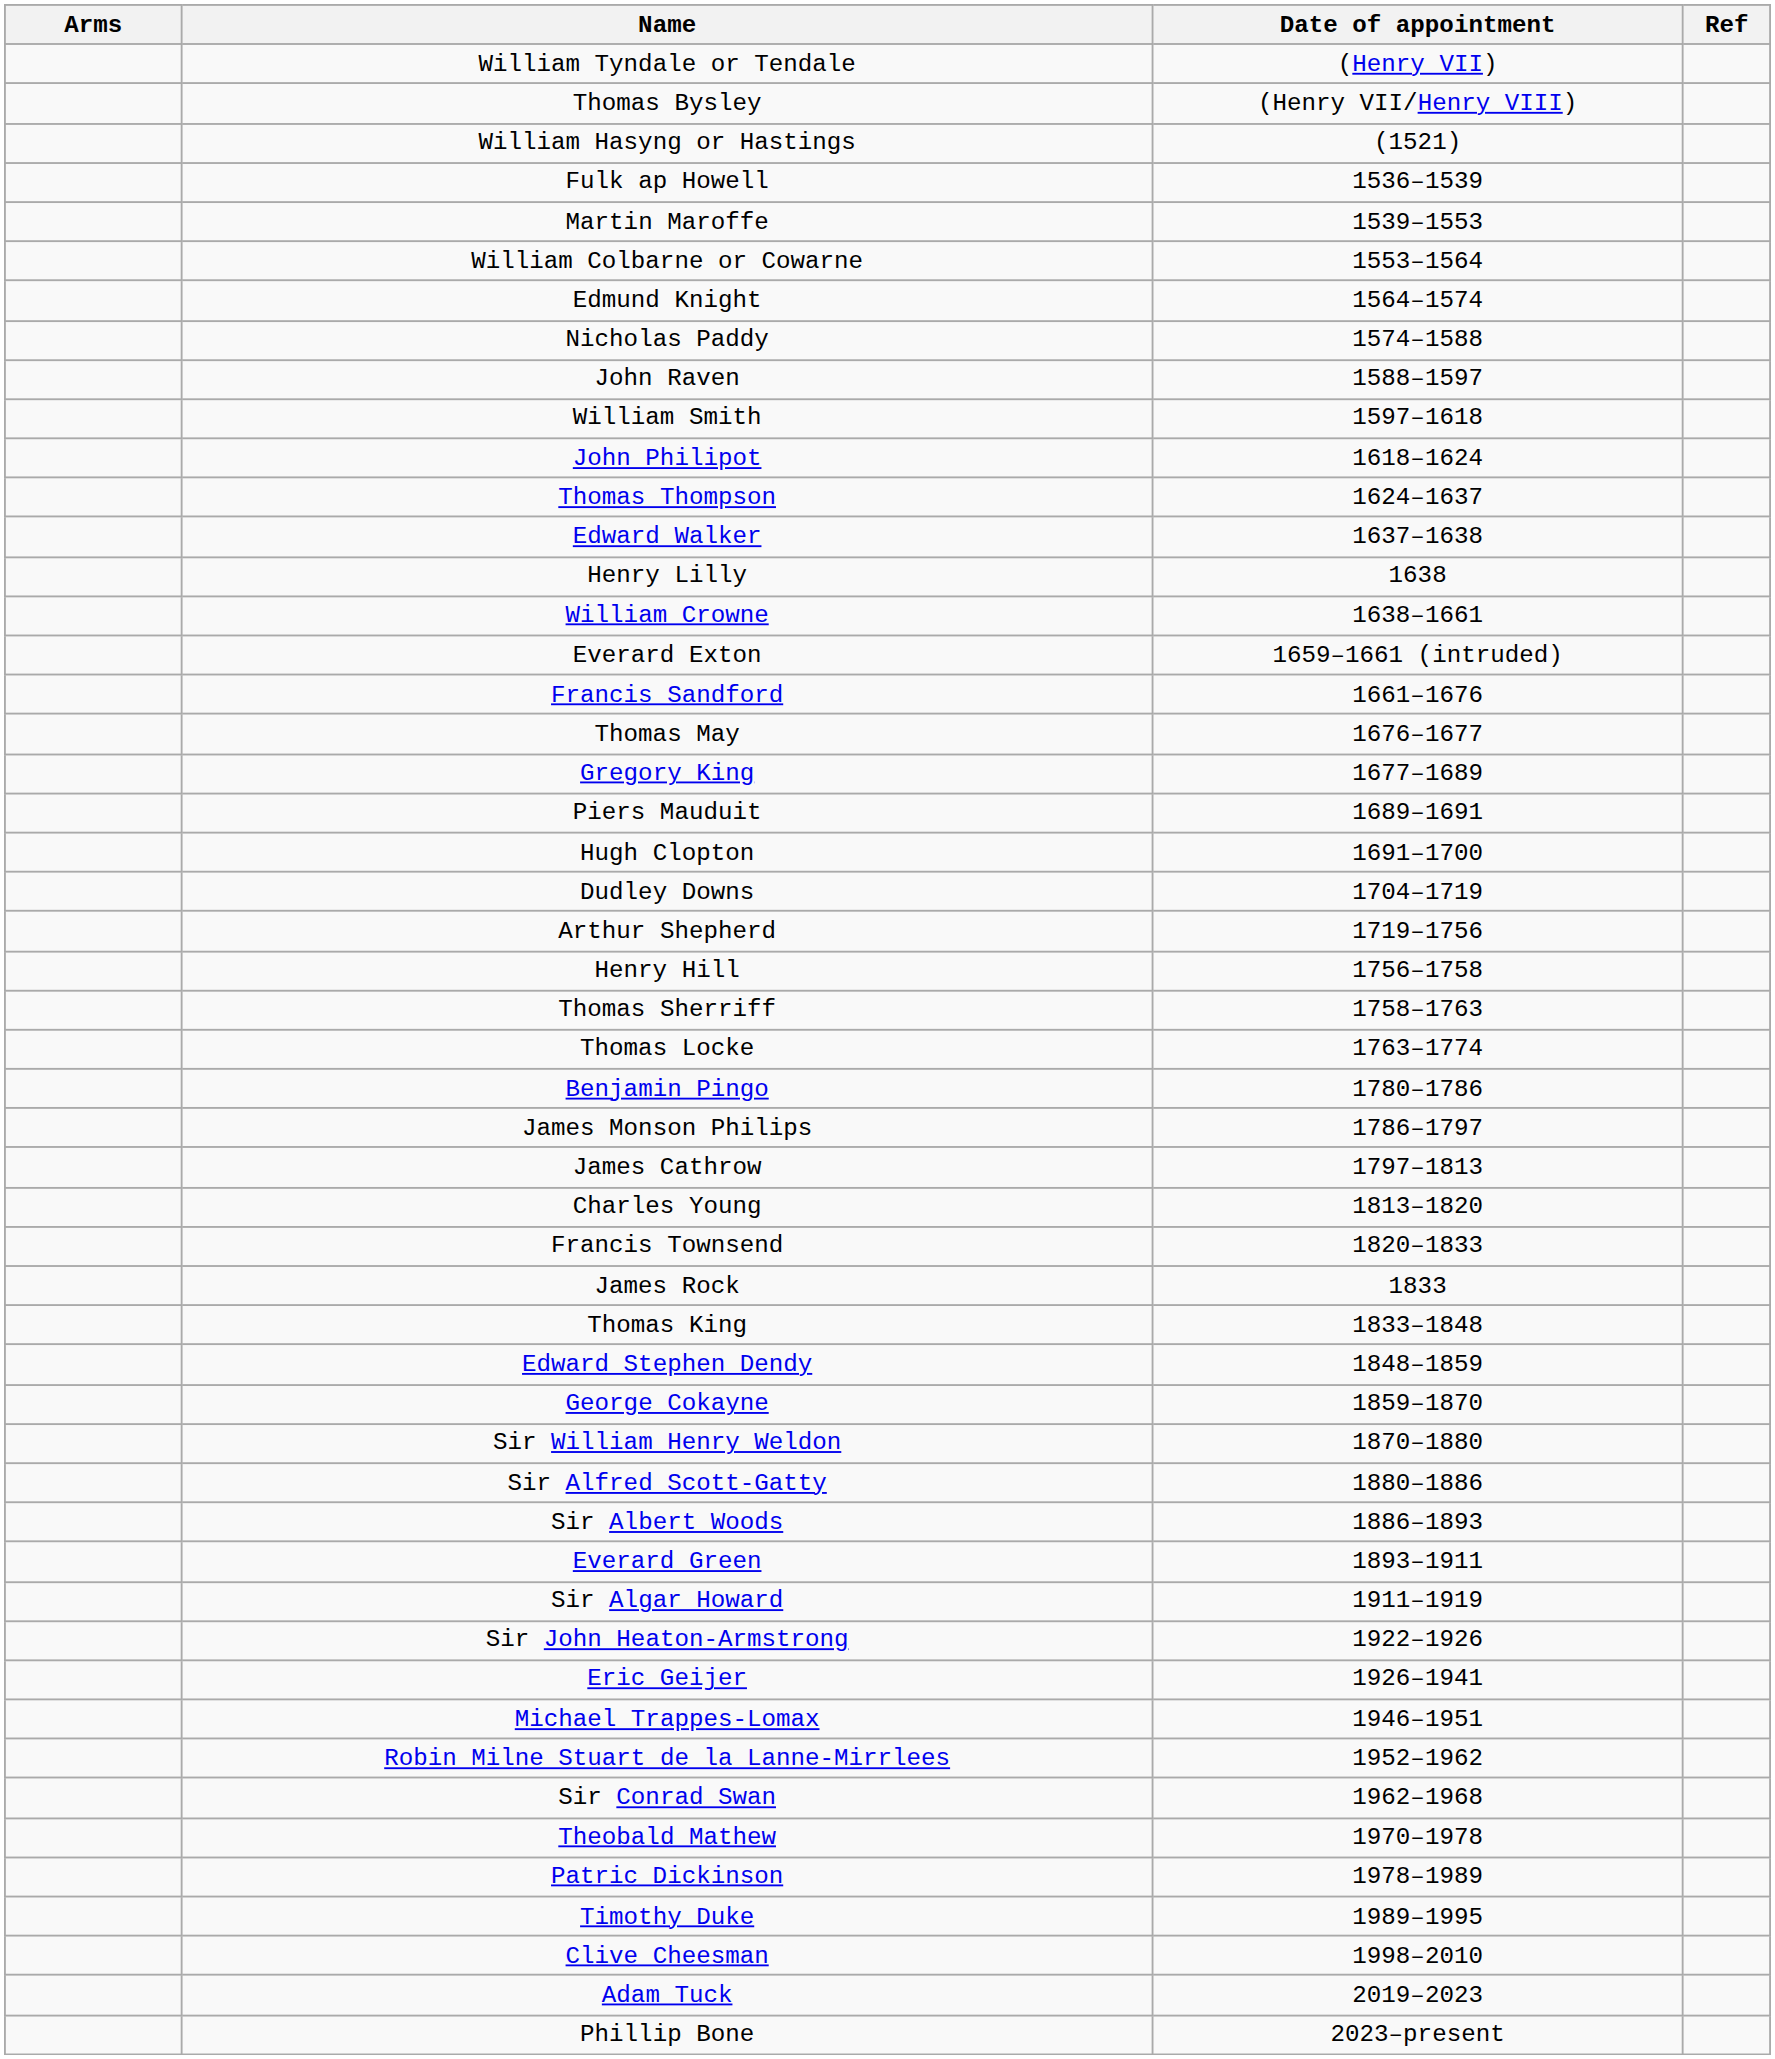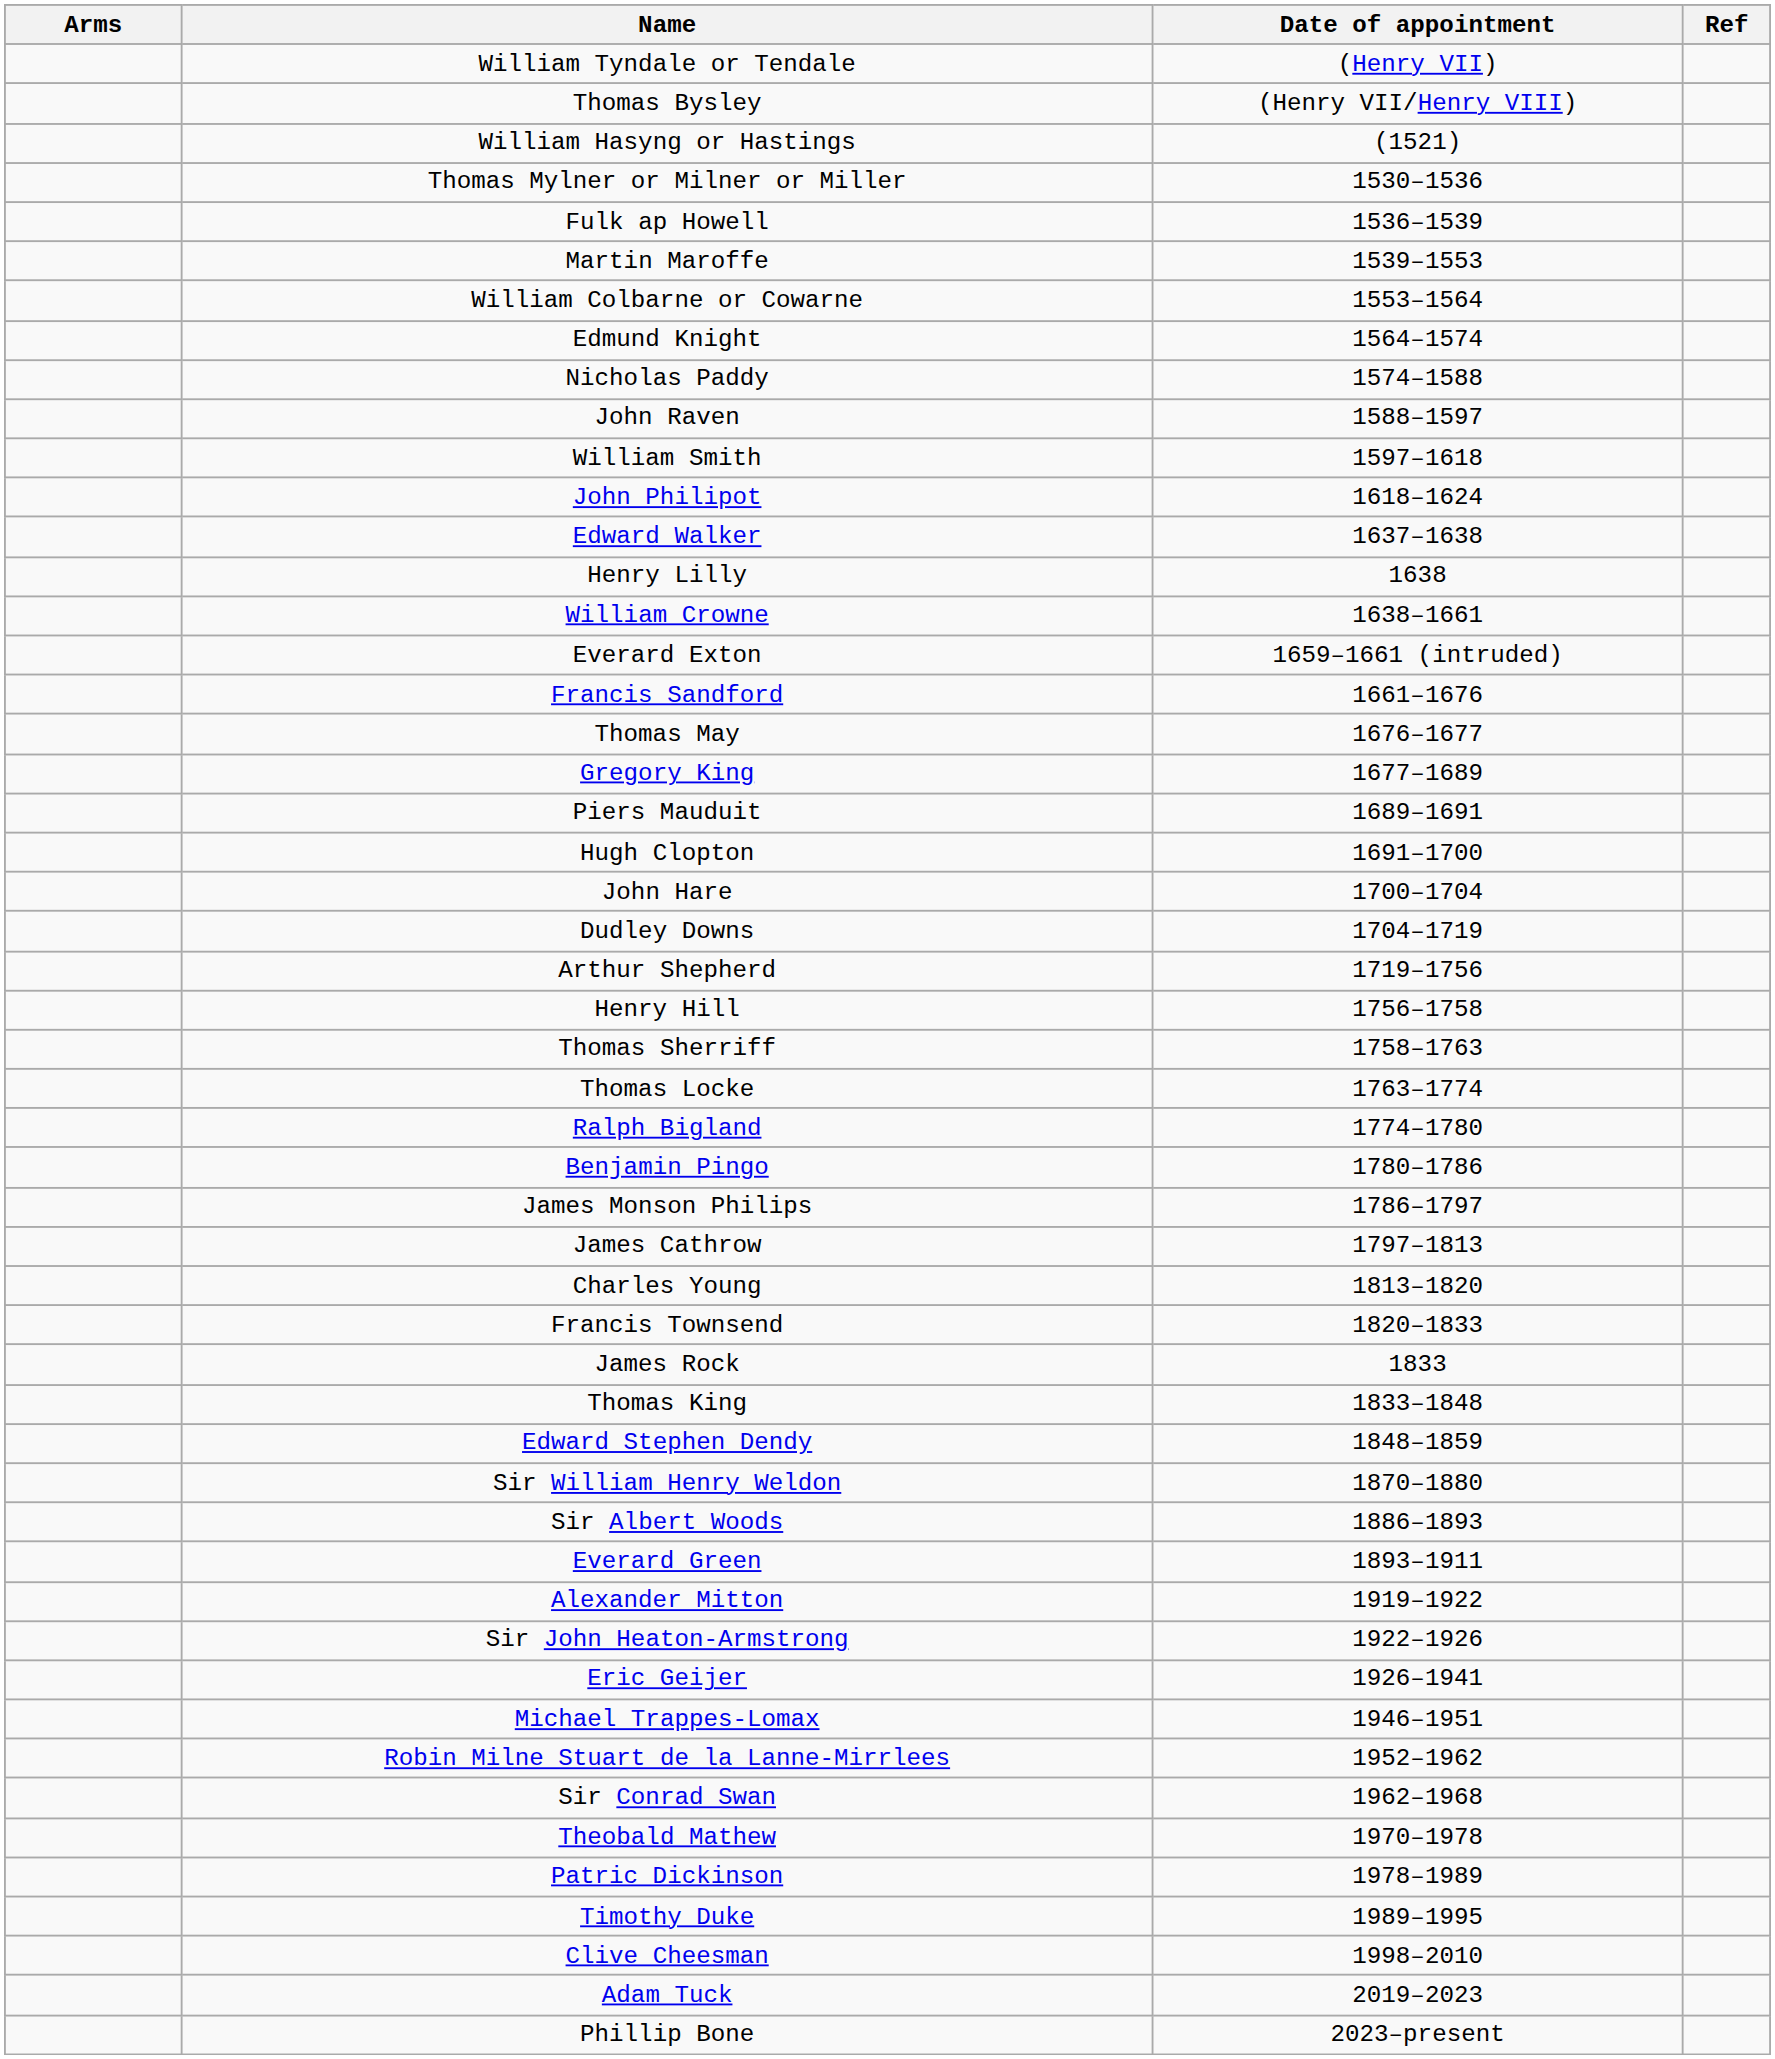+ row: (667, 182)
- row: (667, 498)
+ row: (667, 892)
+ row: (667, 1128)
- row: (667, 1404)
- row: (667, 1483)
- row: (667, 1601)
+ row: (667, 1601)
